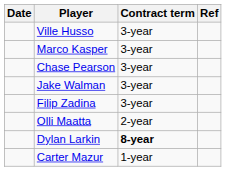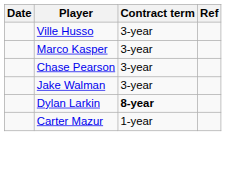- row: (66, 103)
- row: (64, 121)
